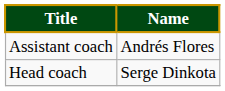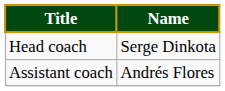rows swapped: (48, 72) <-> (61, 46)
